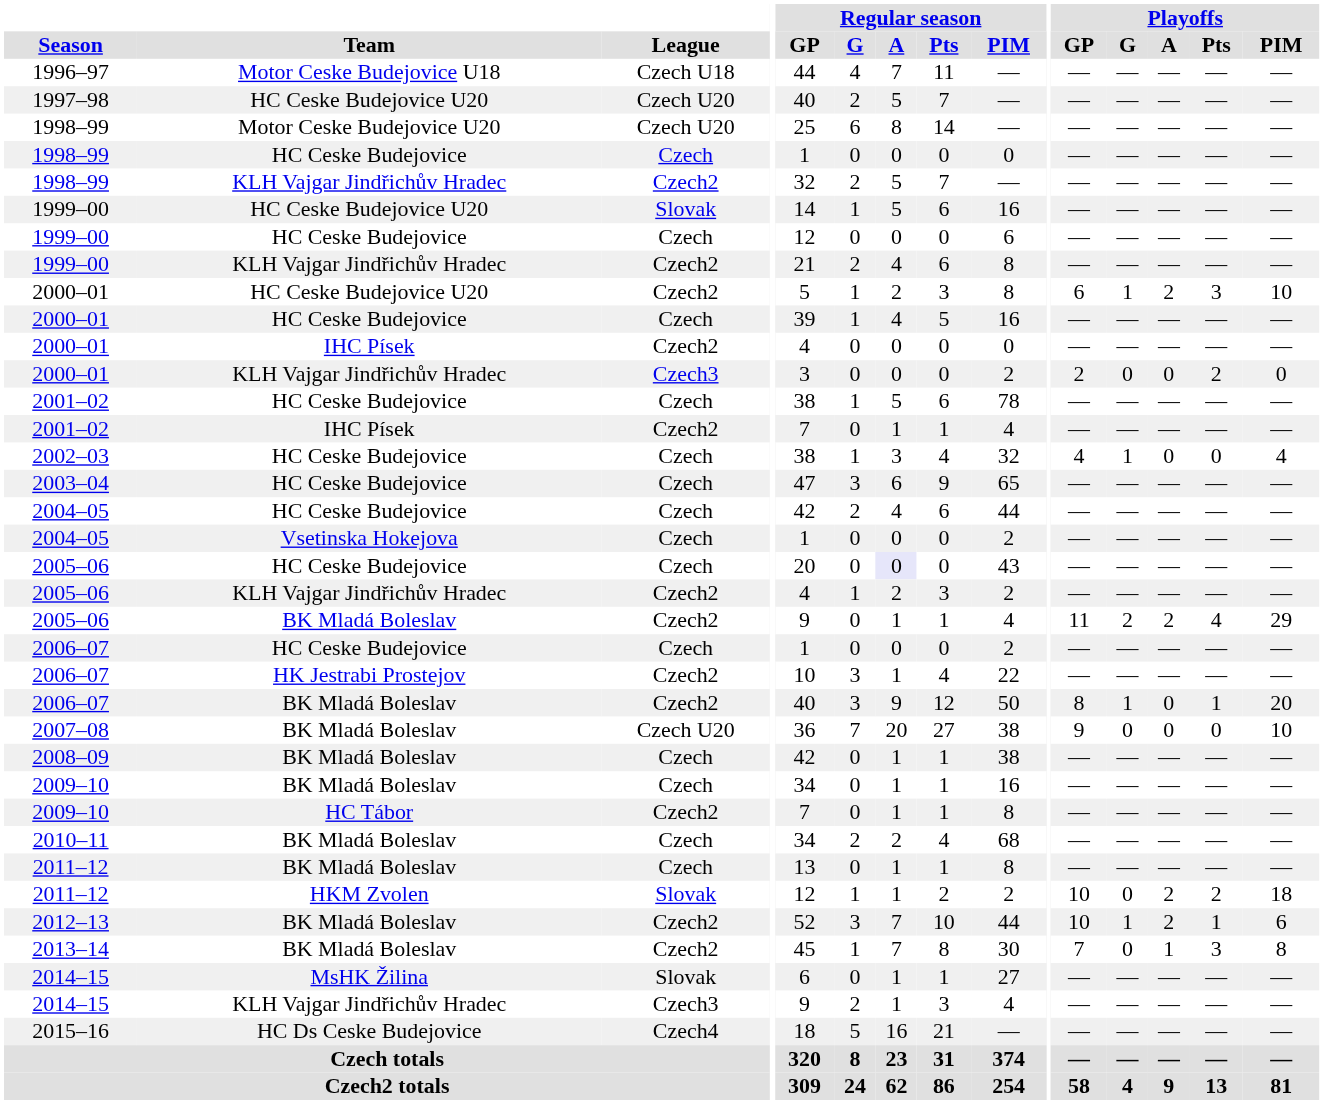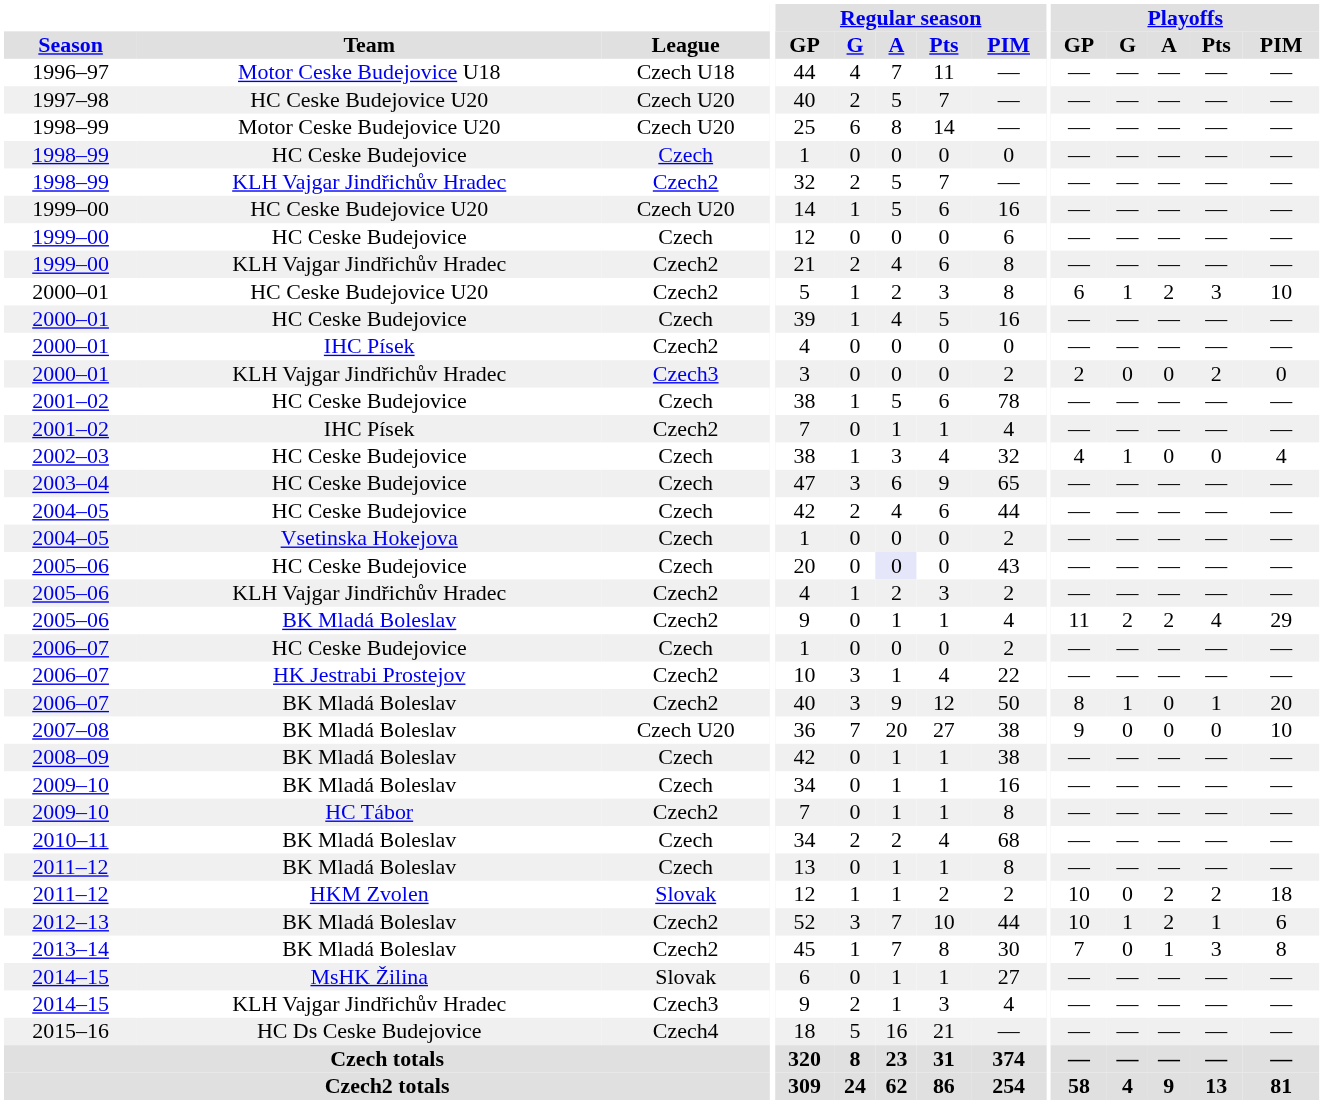(686, 209) Slovak -> (686, 209) Czech U20
